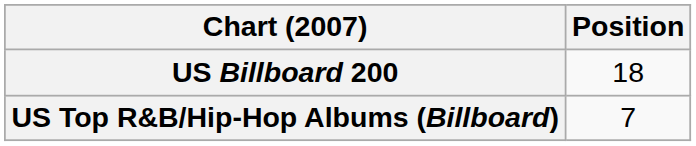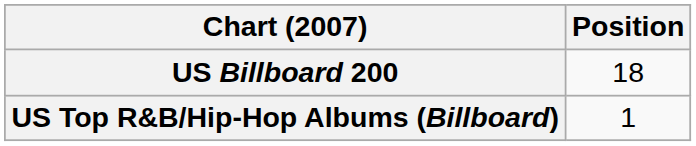(628, 117) 7 -> (628, 117) 1
